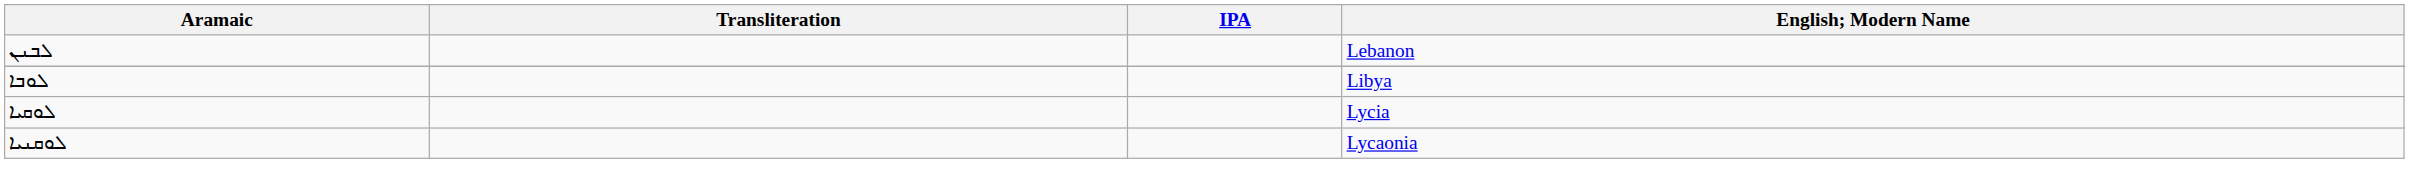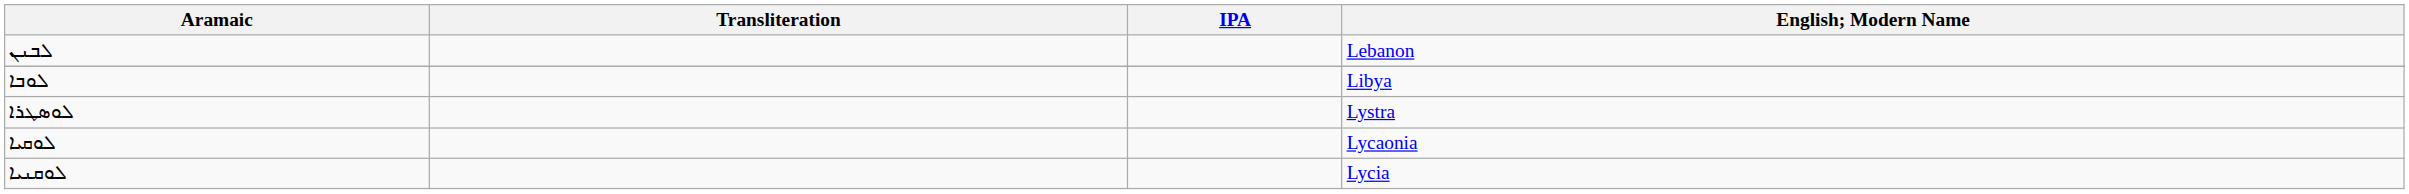+ row: (42, 111)
(1368, 111) Lycia -> (1382, 142) Lycaonia
(1382, 142) Lycaonia -> (1368, 173) Lycia
